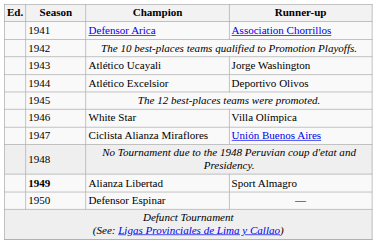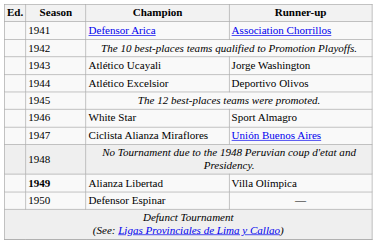(264, 118) Villa Olímpica -> (264, 118) Sport Almagro
(264, 183) Sport Almagro -> (264, 183) Villa Olímpica
